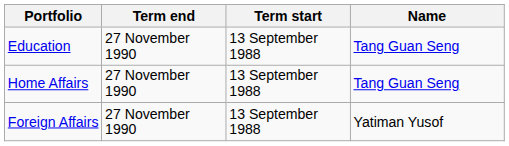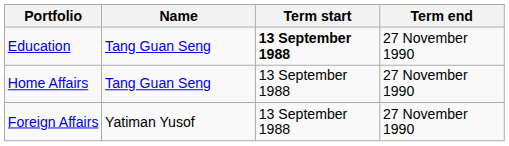columns swapped: (427, 16) <-> (164, 16)
(274, 46) normal -> (305, 46) bold
